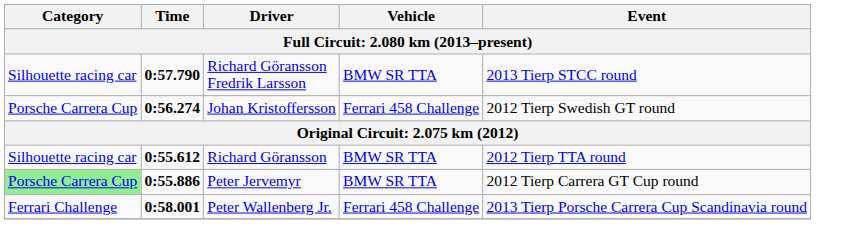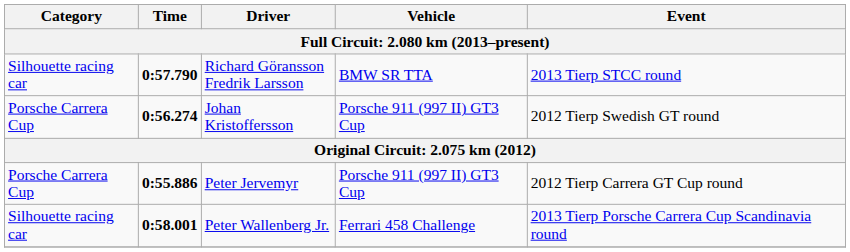(411, 108) Ferrari 458 Challenge -> (419, 116) Porsche 911 (997 II) GT3 Cup
- row: (267, 157)
(73, 181) lightgreen background -> (58, 183) no background
(390, 181) BMW SR TTA -> (419, 183) Porsche 911 (997 II) GT3 Cup
(63, 206) Ferrari Challenge -> (61, 225) Silhouette racing car
